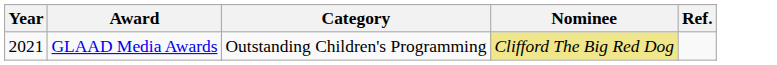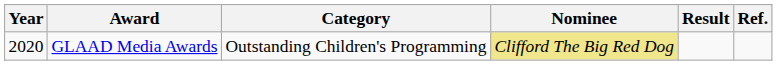+ column: (706, 18)
(26, 45) 2021 -> (26, 45) 2020
